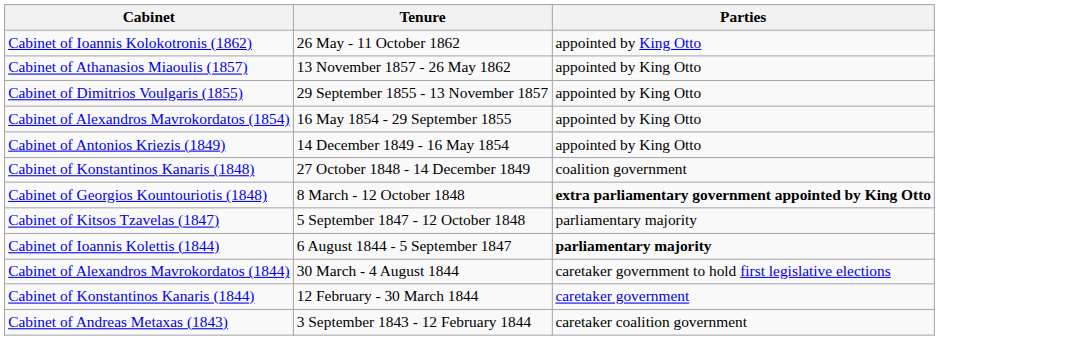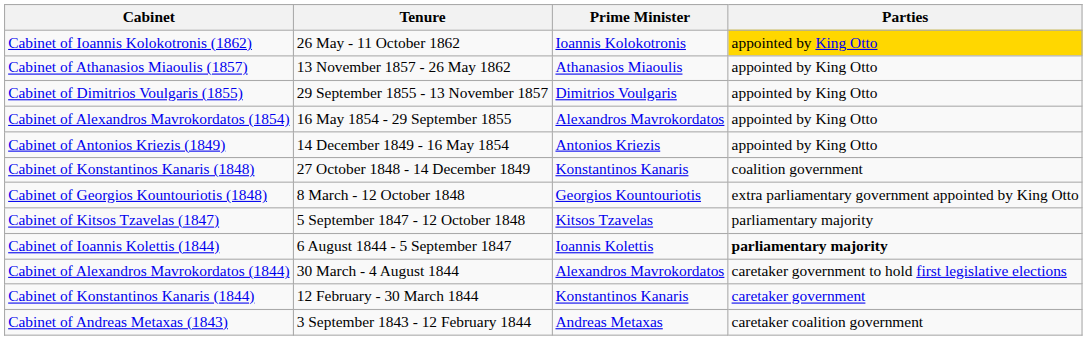+ column: (640, 17)
(628, 43) no background -> (805, 43) gold background
(743, 195) bold -> (905, 195) normal
